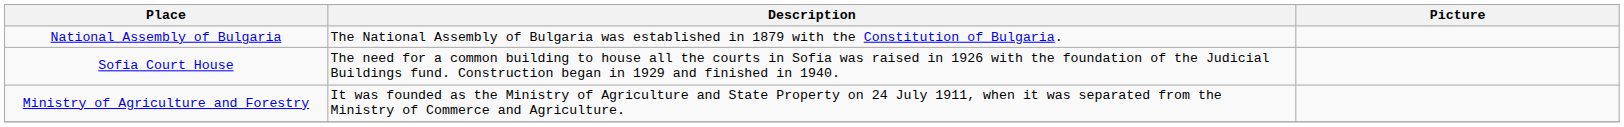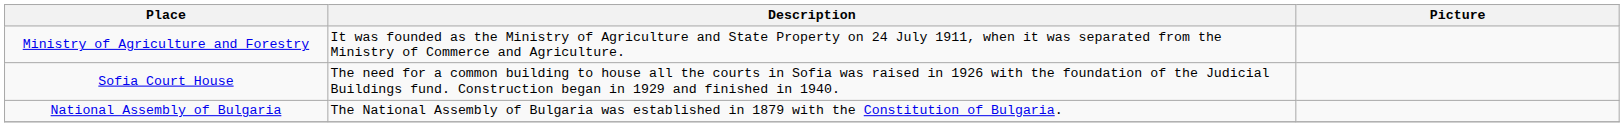rows swapped: (166, 37) <-> (166, 103)
